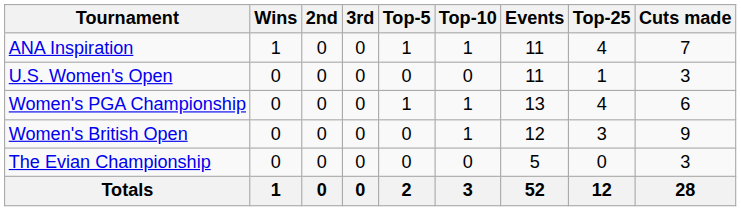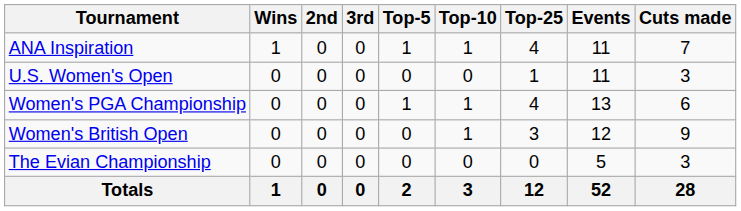columns swapped: (602, 18) <-> (535, 18)
